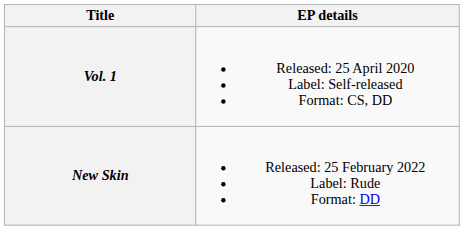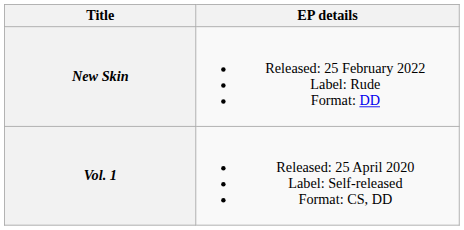rows swapped: (100, 76) <-> (100, 175)
